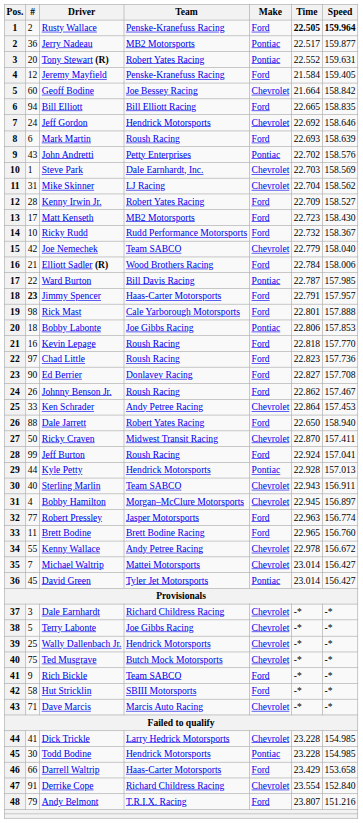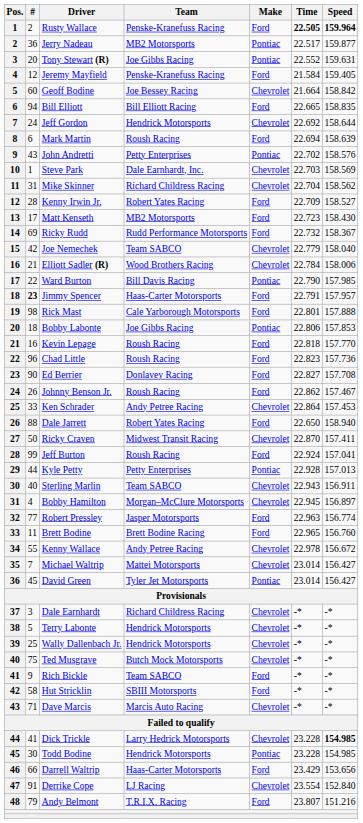(165, 59) Robert Yates Racing -> (160, 59) Joe Gibbs Racing
(340, 123) 158.646 -> (340, 123) 158.644
(307, 138) 22.693 -> (307, 138) 22.694
(145, 186) LJ Racing -> (175, 186) Richard Childress Racing
(33, 233) 10 -> (33, 233) 69
(261, 265) Ford -> (270, 265) Chevrolet
(307, 281) 22.787 -> (307, 281) 22.790
(33, 359) 97 -> (33, 359) 96
(168, 470) Hendrick Motorsports -> (158, 470) Petty Enterprises
(160, 628) Joe Gibbs Racing -> (168, 628) Hendrick Motorsports
(340, 738) normal -> (340, 738) bold
(340, 770) 153.658 -> (340, 770) 153.656
(175, 786) Richard Childress Racing -> (145, 786) LJ Racing
